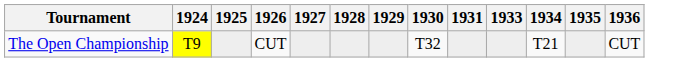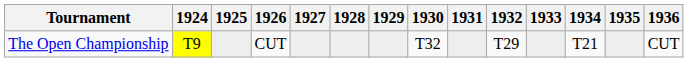+ column: (506, 17)
